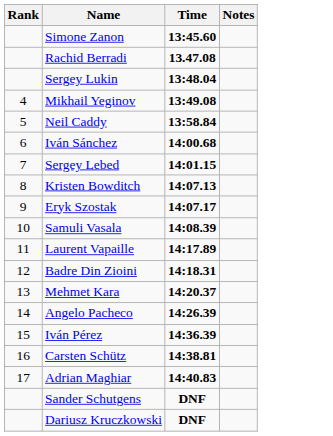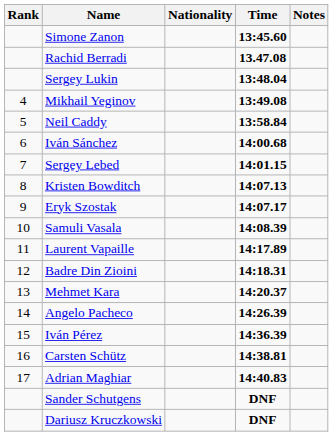+ column: (200, 15)
